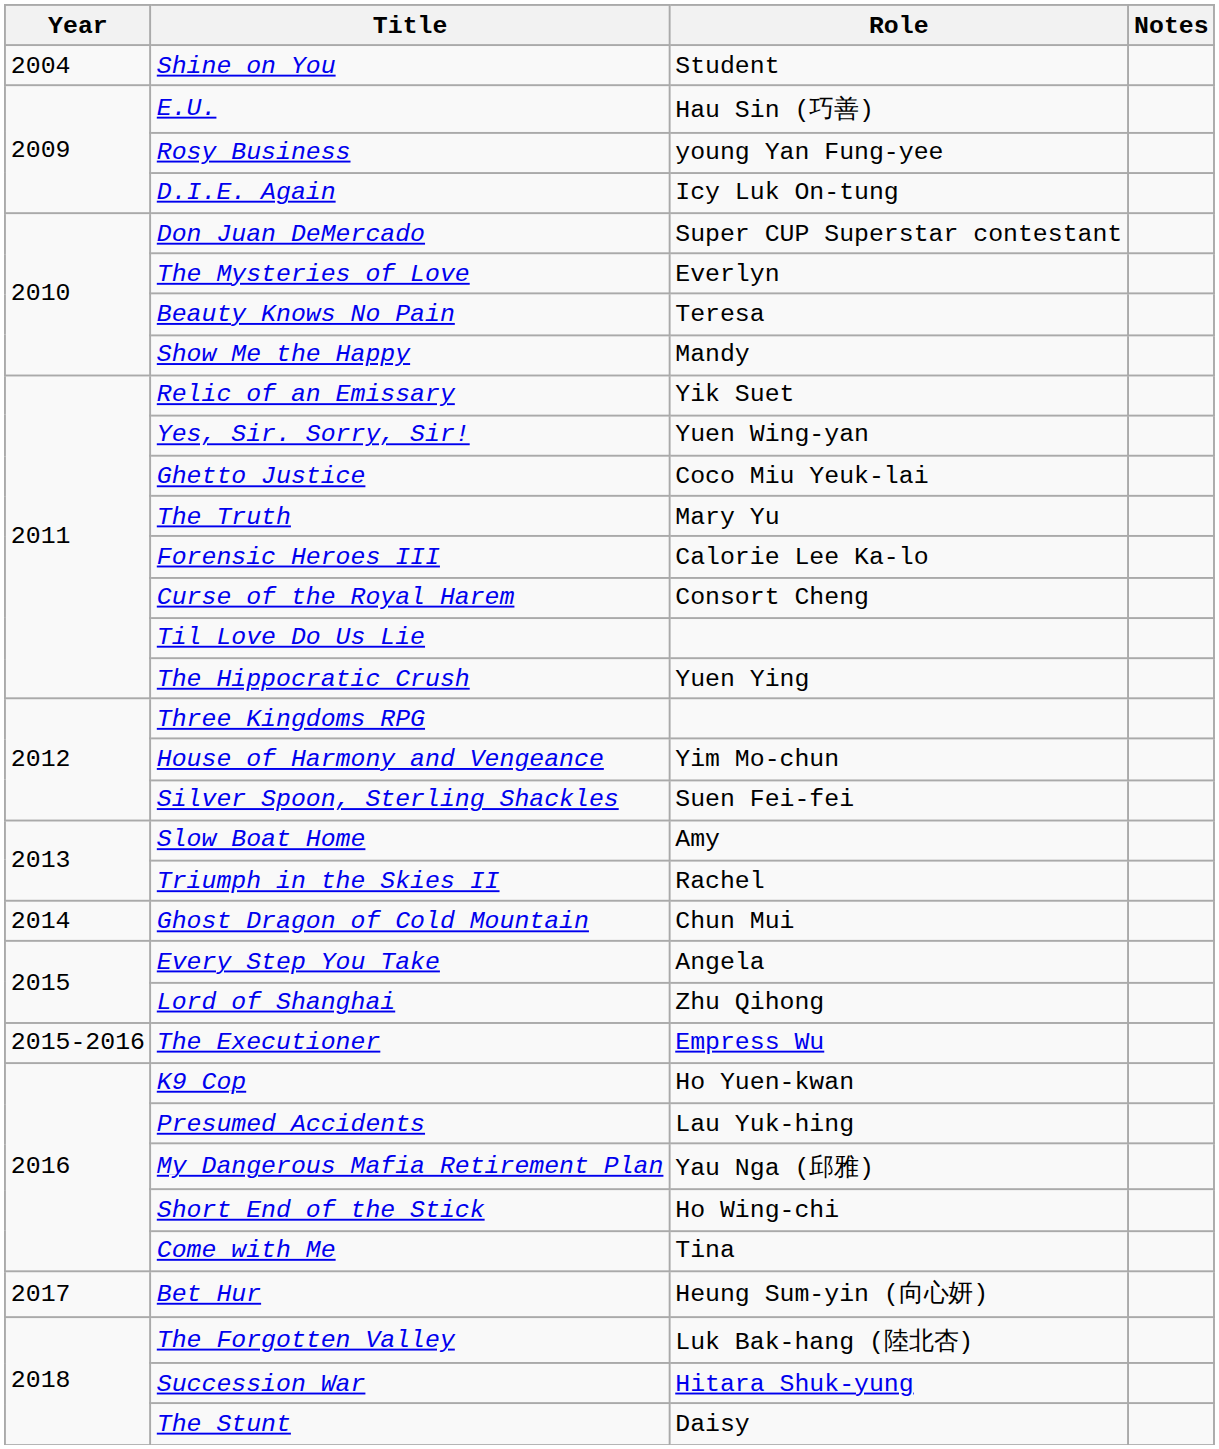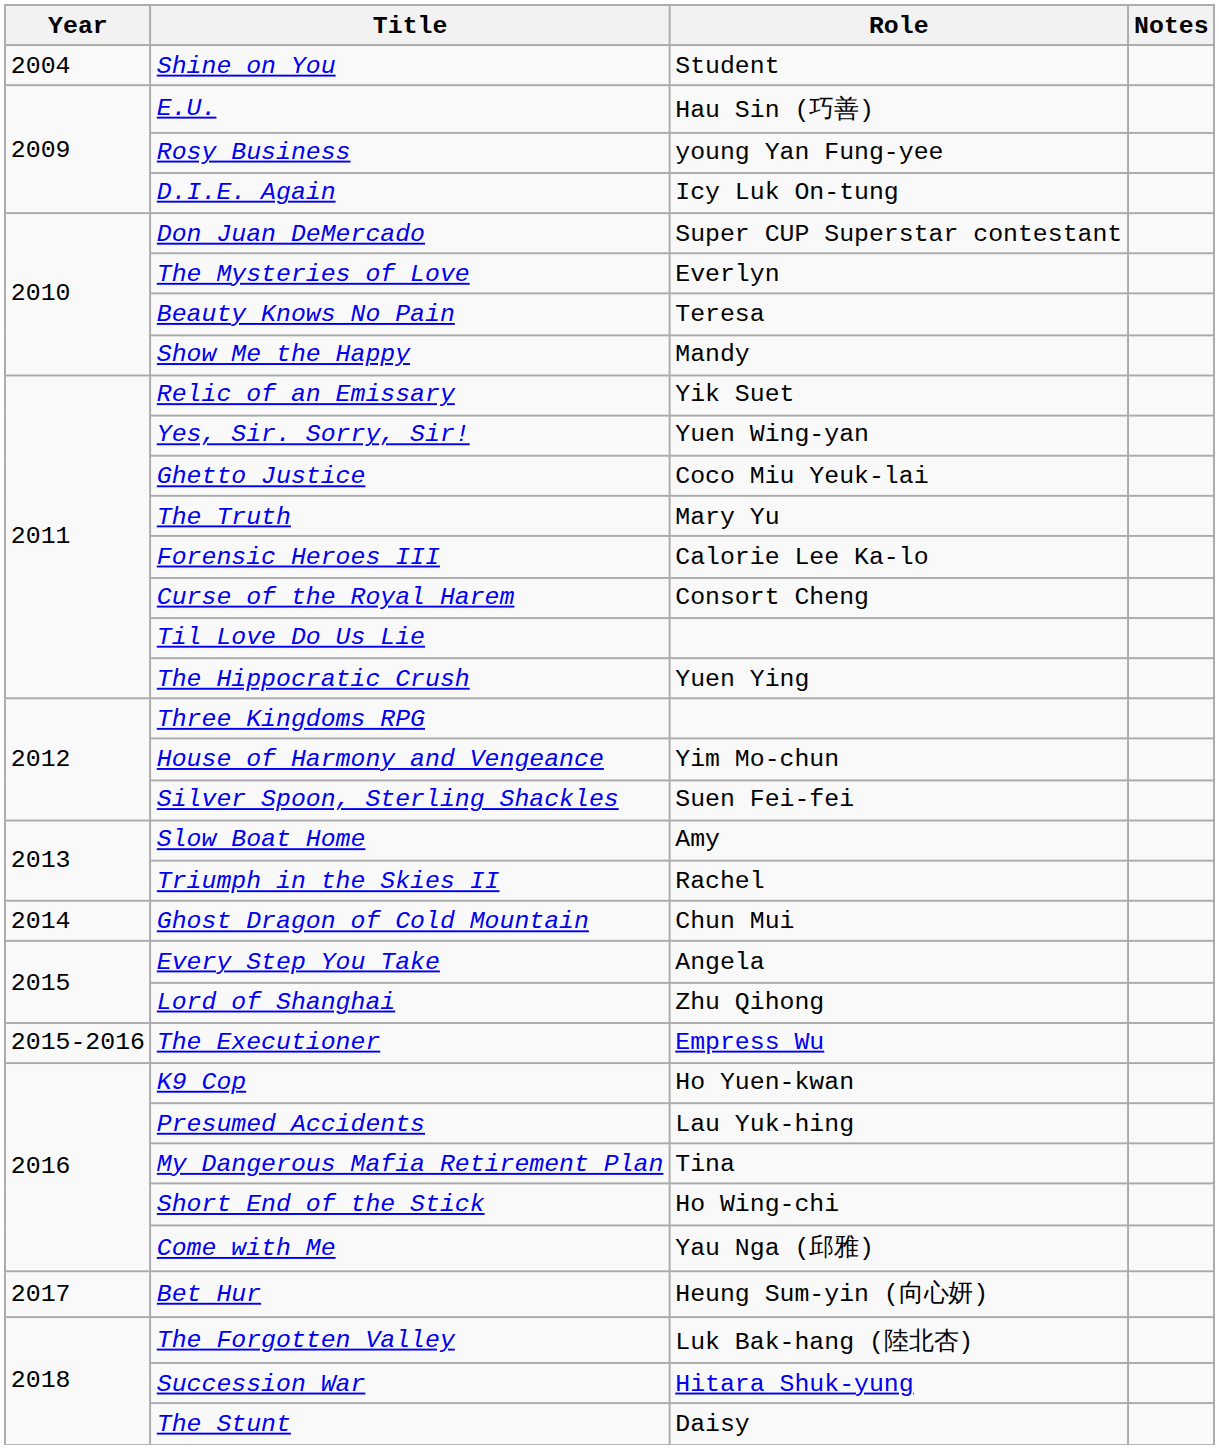(775, 1168) Yau Nga (邱雅) -> (705, 1164) Tina
(705, 1251) Tina -> (775, 1249) Yau Nga (邱雅)
